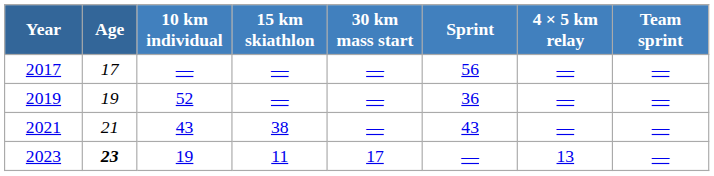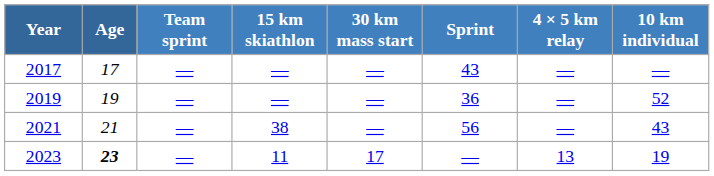columns swapped: (185, 29) <-> (661, 29)
(470, 69) 56 -> (470, 69) 43
(470, 127) 43 -> (470, 127) 56
